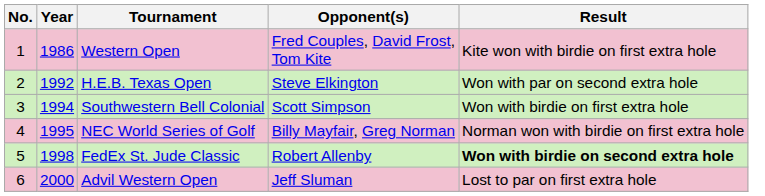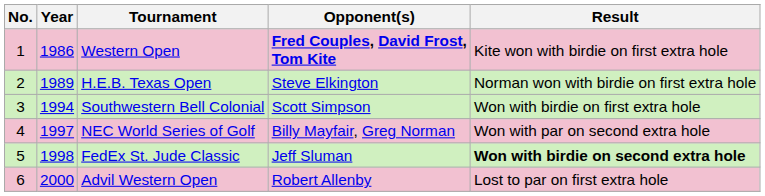(363, 50) normal -> (369, 50) bold
(57, 83) 1992 -> (57, 83) 1989
(580, 83) Won with par on second extra hole -> (615, 83) Norman won with birdie on first extra hole
(57, 131) 1995 -> (57, 131) 1997
(603, 131) Norman won with birdie on first extra hole -> (592, 131) Won with par on second extra hole
(322, 156) Robert Allenby -> (312, 156) Jeff Sluman
(312, 180) Jeff Sluman -> (322, 180) Robert Allenby
